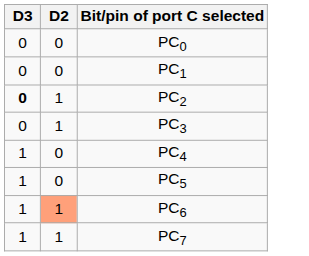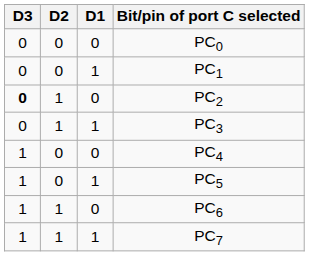+ column: (95, 16)
(59, 209) lightsalmon background -> (59, 209) no background
